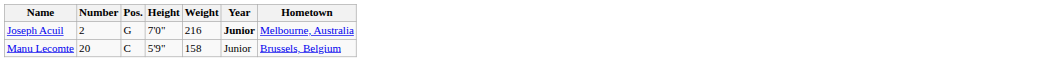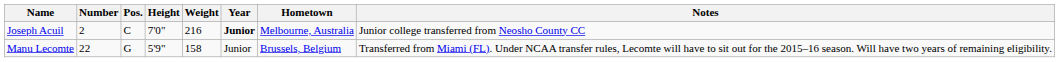+ column: (705, 13)
(127, 30) G -> (127, 30) C
(85, 48) 20 -> (85, 48) 22
(127, 48) C -> (127, 48) G
